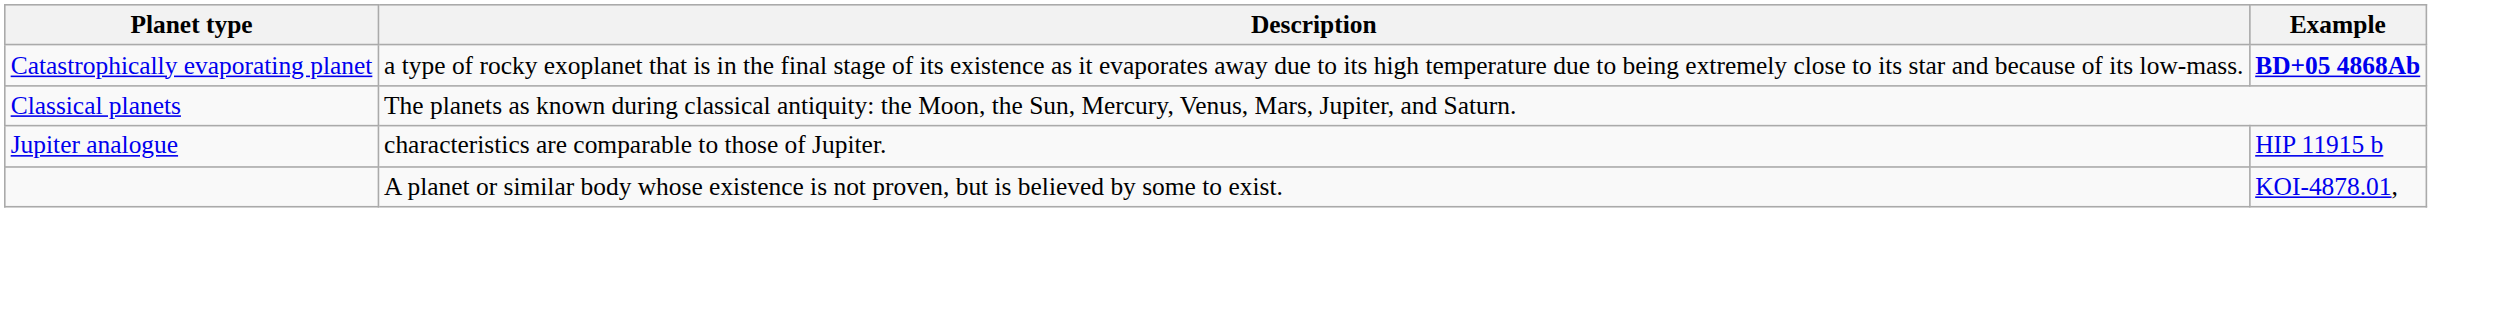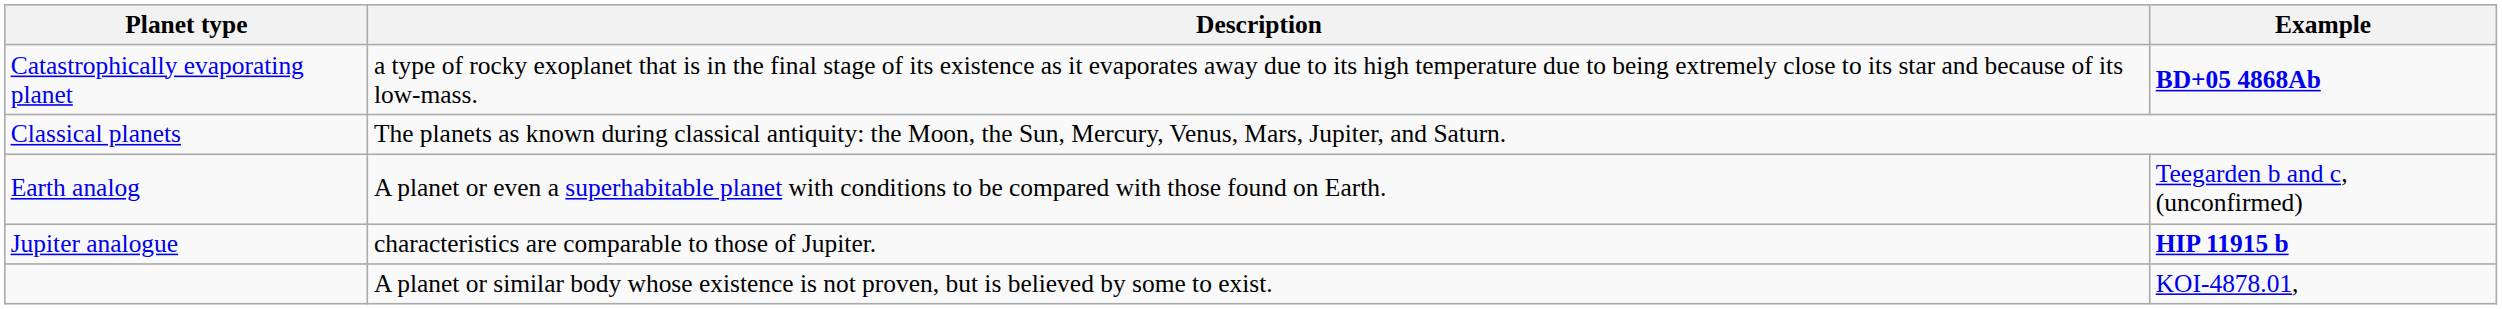+ row: (75, 188)
(2319, 145) normal -> (2222, 243) bold
